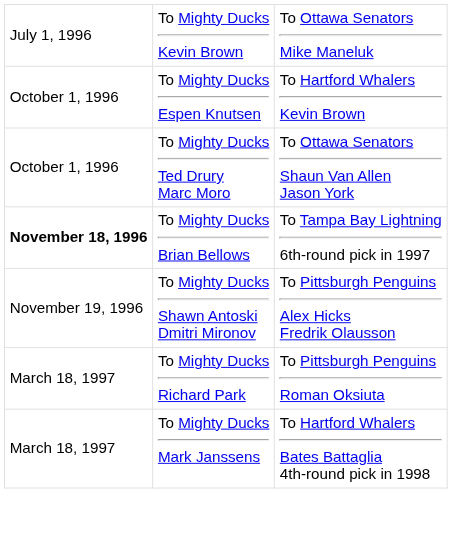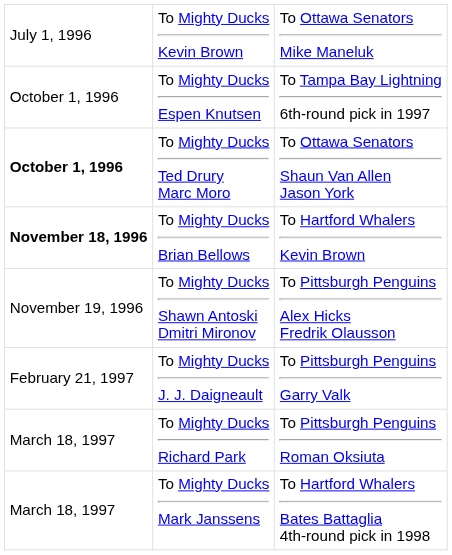(361, 97) To Hartford Whalers Kevin Brown -> (361, 97) To Tampa Bay Lightning 6th-round pick in 1997
(64, 167) normal -> (66, 167) bold
(361, 237) To Tampa Bay Lightning 6th-round pick in 1997 -> (361, 237) To Hartford Whalers Kevin Brown
+ row: (214, 378)
